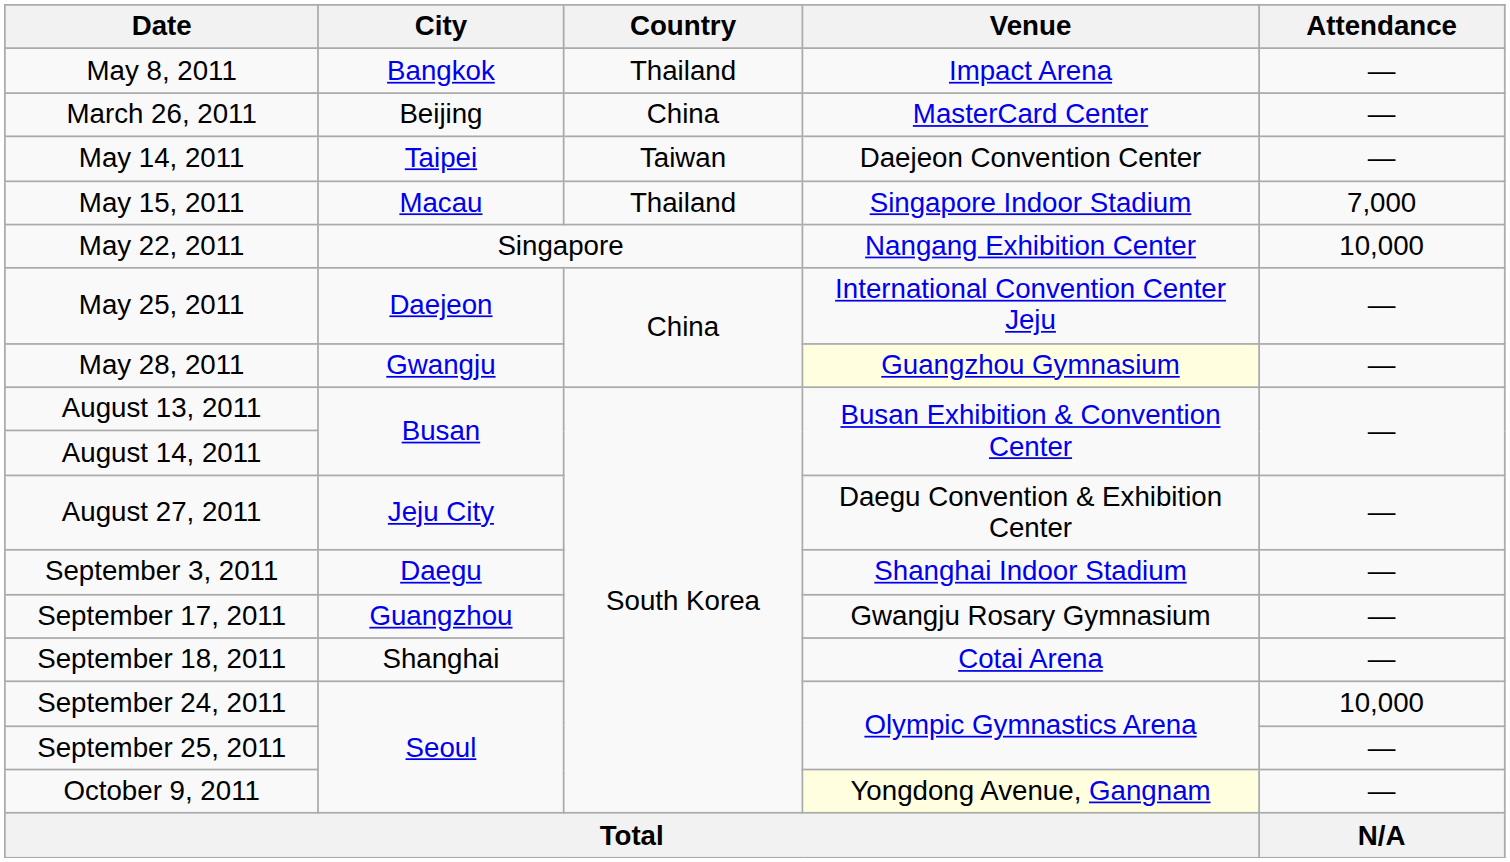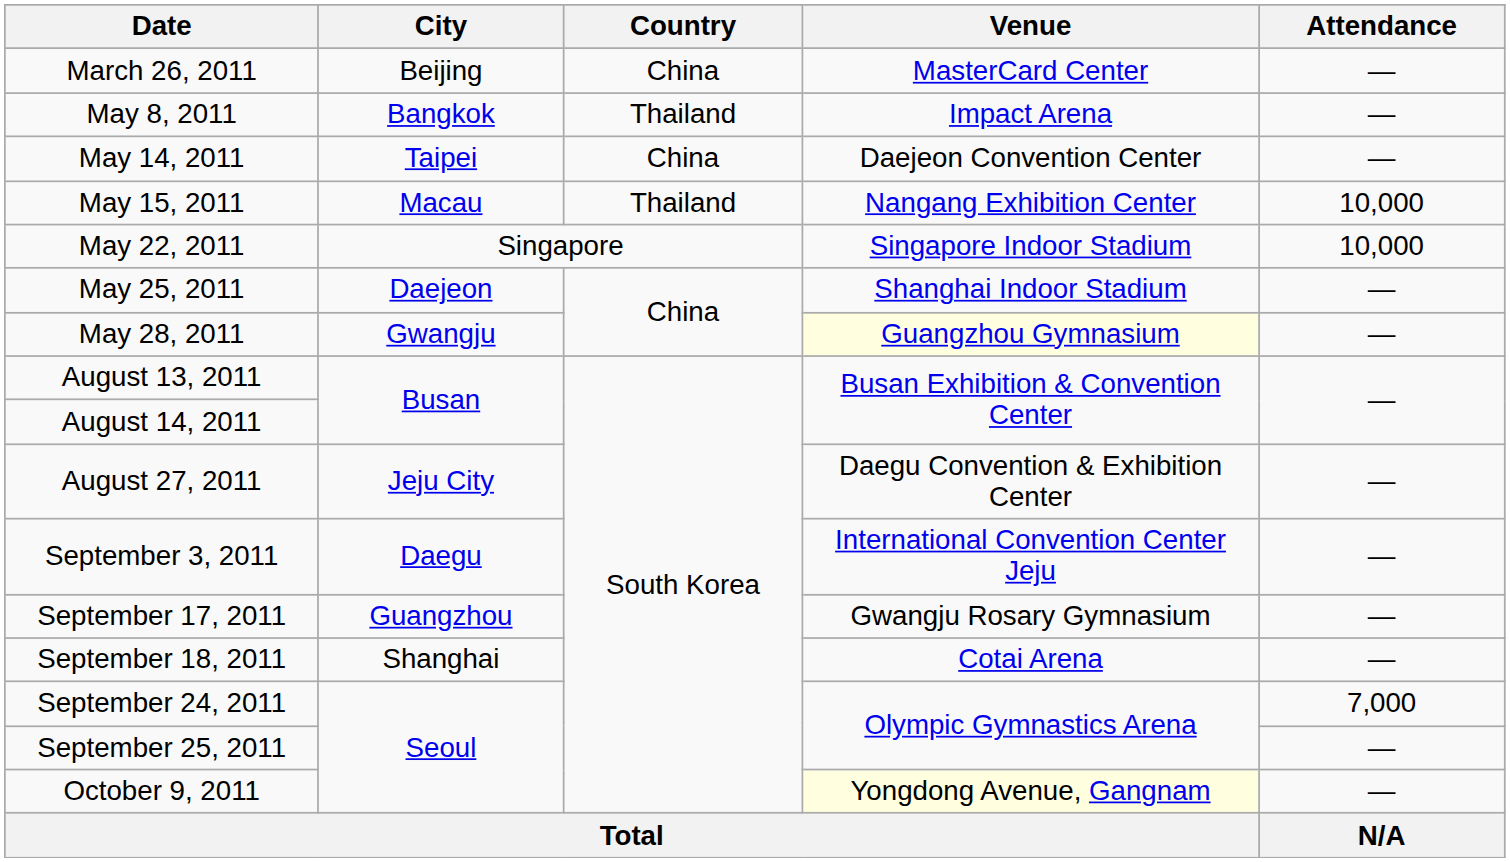rows swapped: (162, 114) <-> (162, 70)
(683, 158) Taiwan -> (683, 158) China
(1031, 202) Singapore Indoor Stadium -> (1031, 202) Nangang Exhibition Center
(1382, 202) 7,000 -> (1382, 202) 10,000
(1031, 245) Nangang Exhibition Center -> (1031, 245) Singapore Indoor Stadium
(1031, 305) International Convention Center Jeju -> (1031, 289) Shanghai Indoor Stadium
(1031, 571) Shanghai Indoor Stadium -> (1031, 556) International Convention Center Jeju
(1382, 703) 10,000 -> (1382, 703) 7,000
